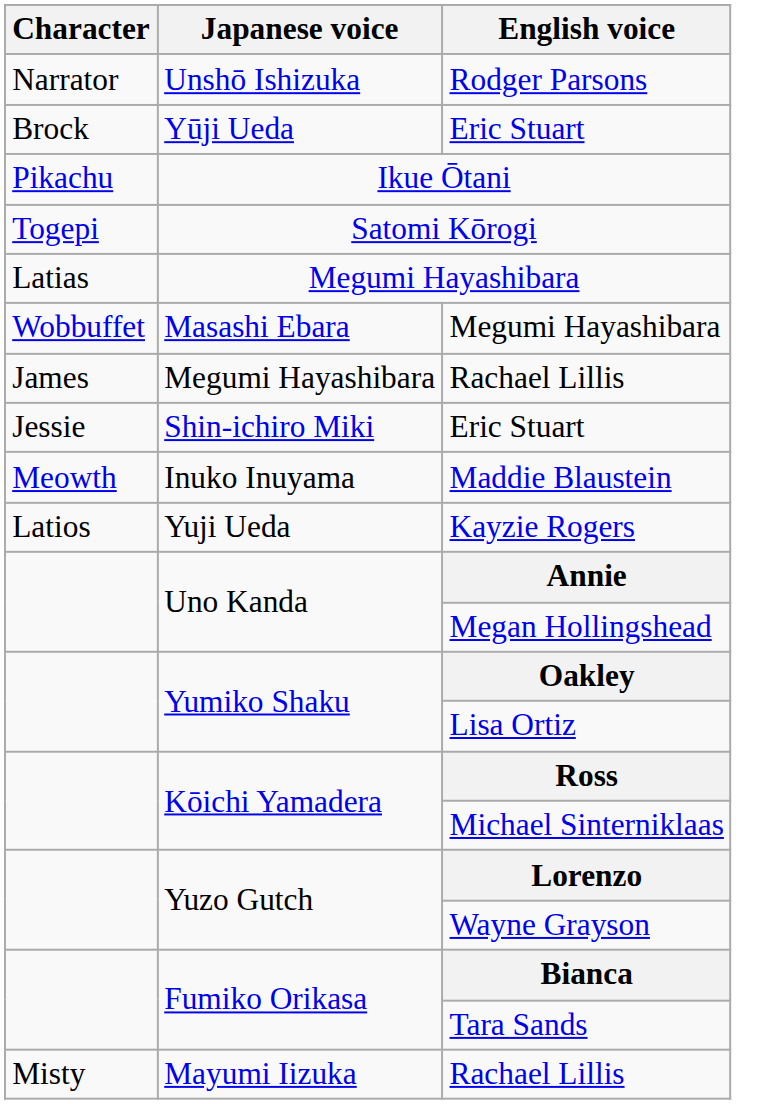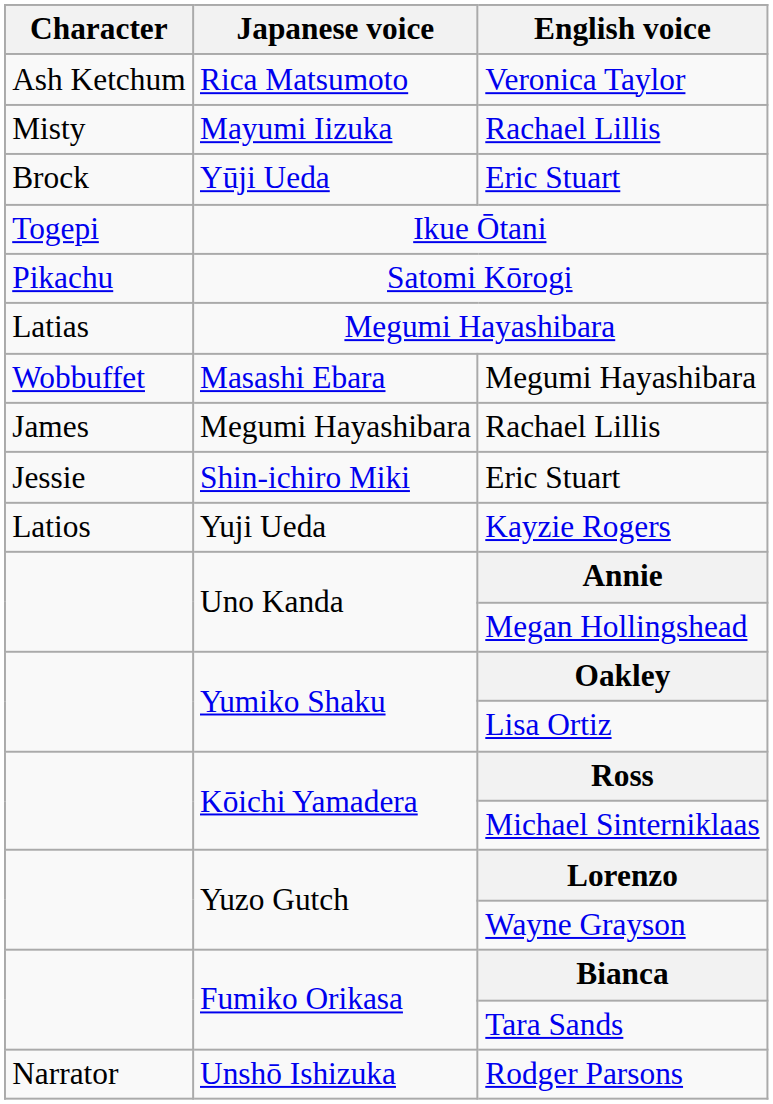+ row: (304, 79)
rows swapped: (260, 1073) <-> (262, 79)
(63, 178) Pikachu -> (56, 228) Togepi
(56, 228) Togepi -> (63, 278) Pikachu
- row: (260, 476)
